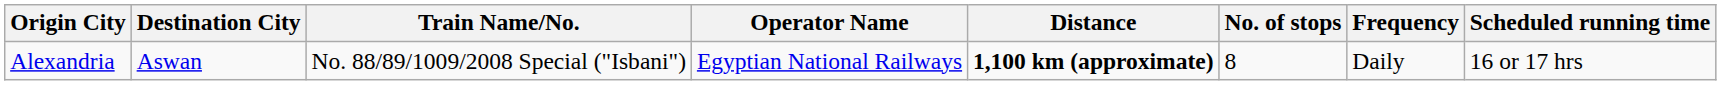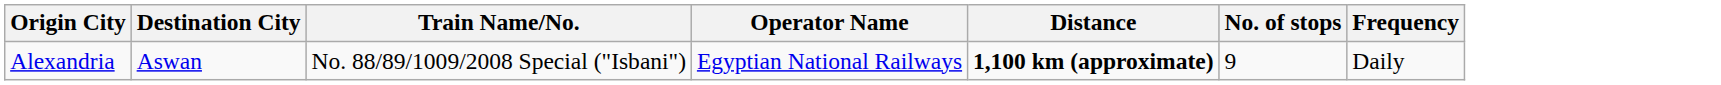- column: (1590, 23)
(1230, 60) 8 -> (1230, 60) 9
